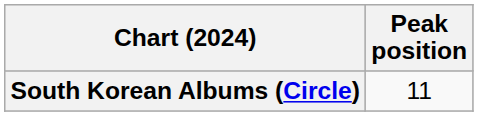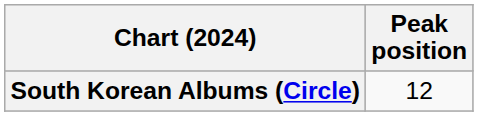(419, 90) 11 -> (419, 90) 12
